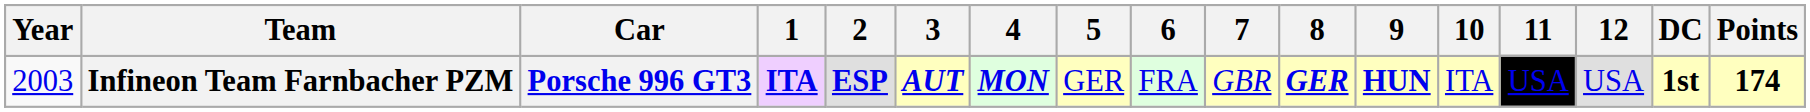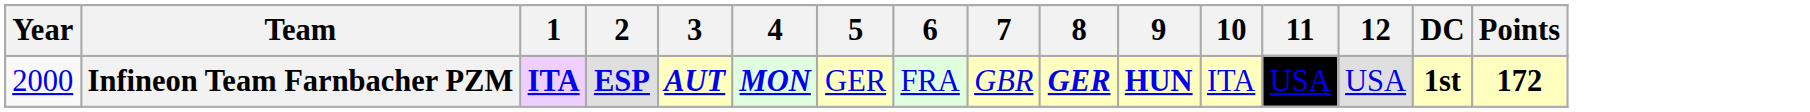- column: (639, 30)
(43, 80) 2003 -> (43, 80) 2000
(1757, 80) 174 -> (1519, 80) 172
